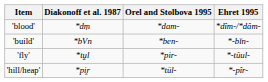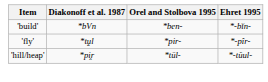- row: (24, 26)
(238, 55) *-tŭul- -> (240, 41) *-pîr-
(238, 70) *-pîr- -> (240, 55) *-tŭul-
